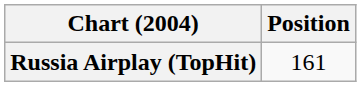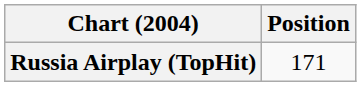(309, 61) 161 -> (309, 61) 171
